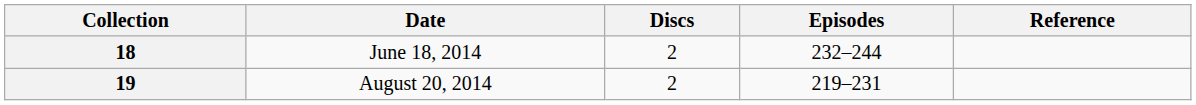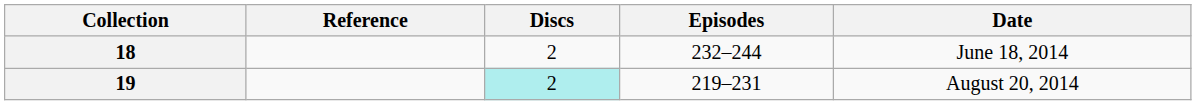columns swapped: (425, 20) <-> (1072, 20)
(672, 83) no background -> (552, 83) paleturquoise background
